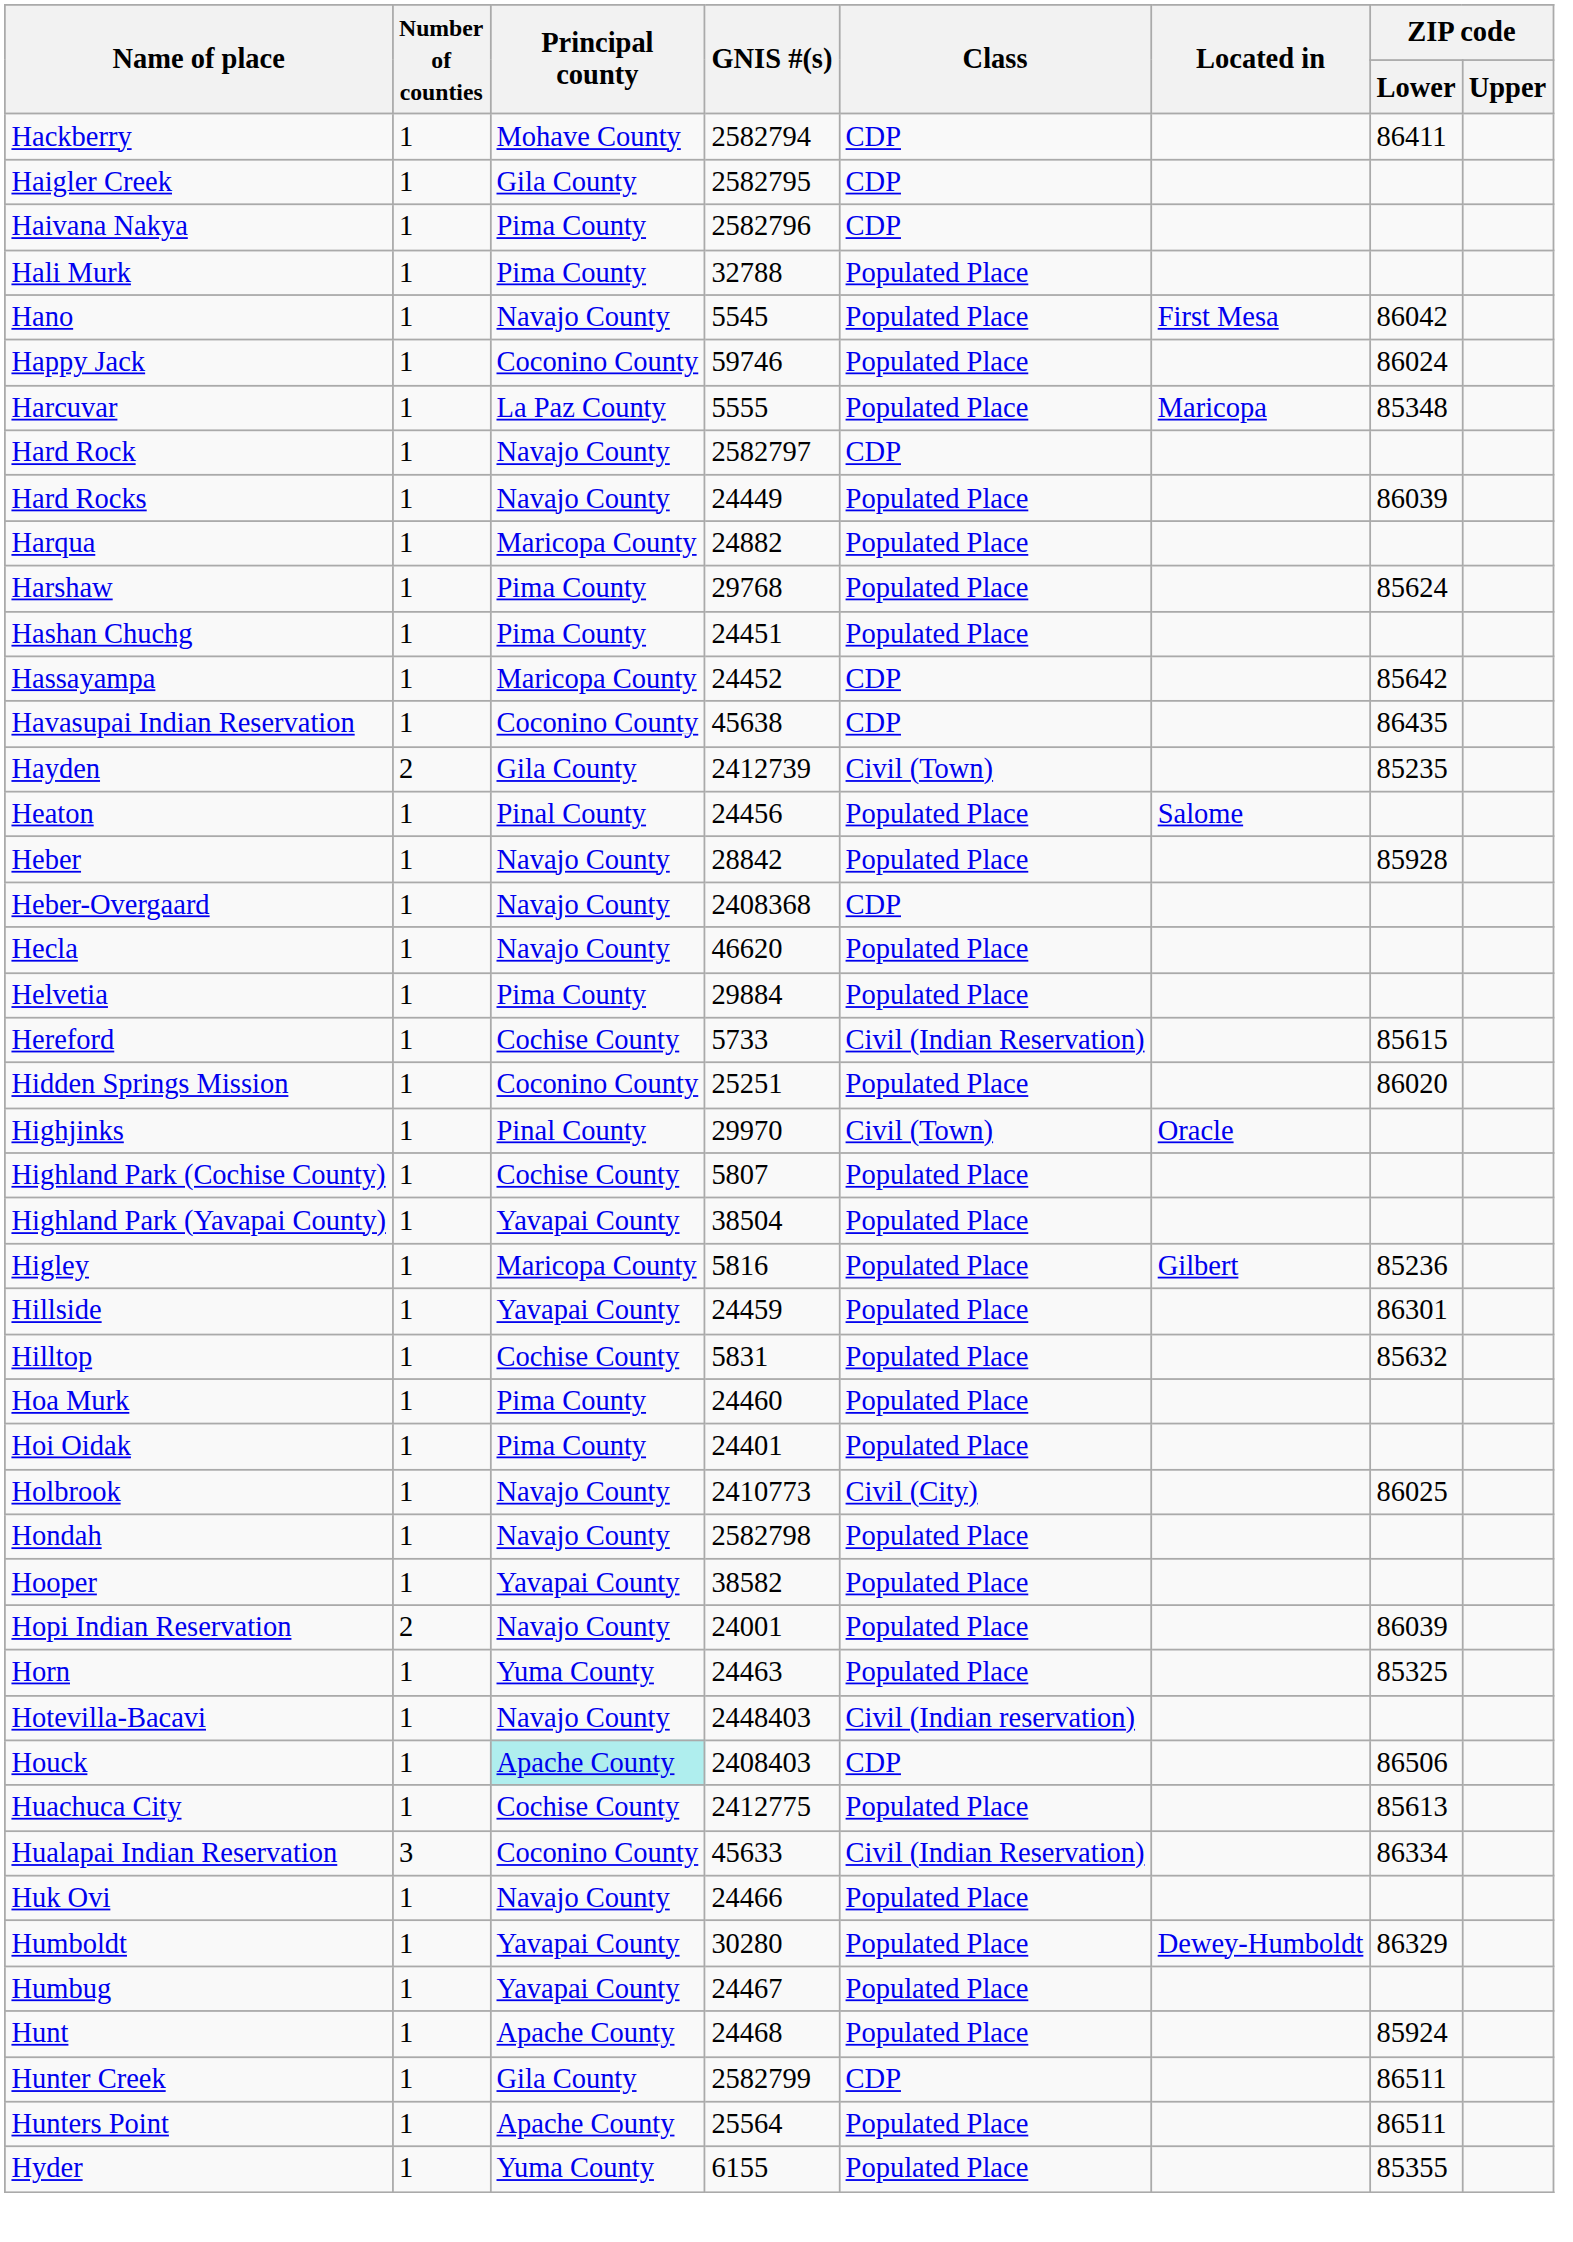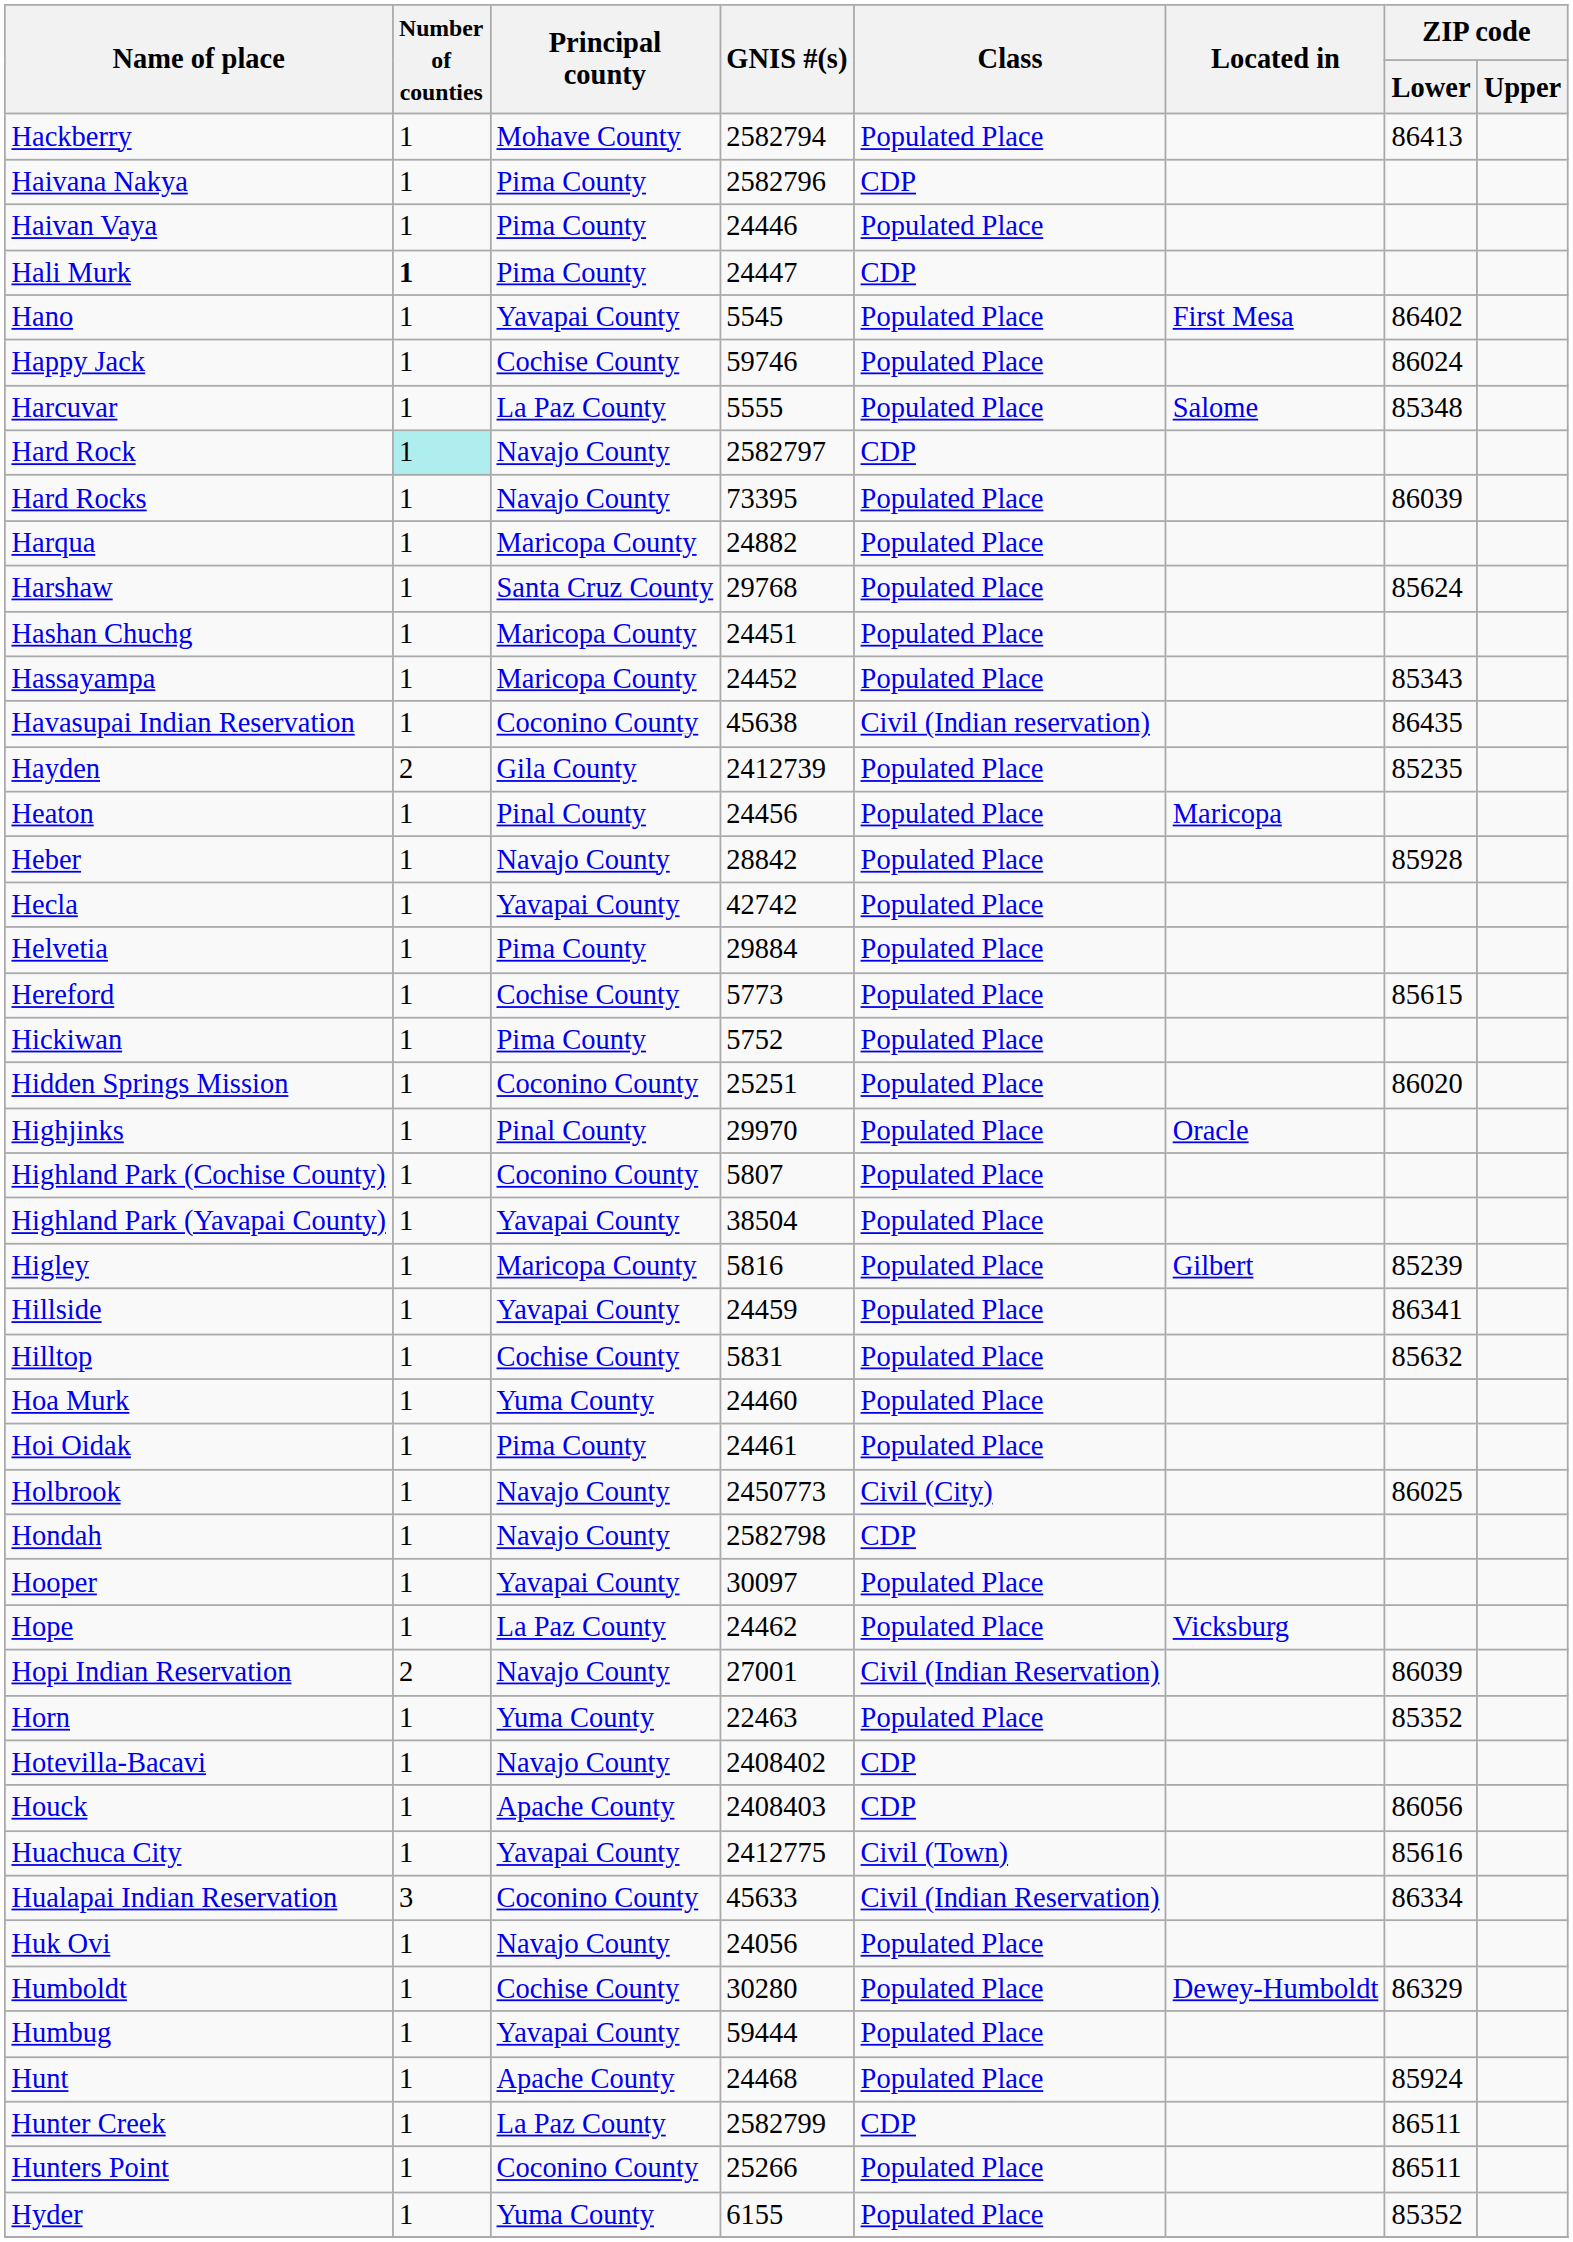(873, 136) CDP -> (952, 136) Populated Place
(1412, 136) 86411 -> (1427, 136) 86413
- row: (92, 181)
+ row: (84, 226)
(406, 271) normal -> (406, 271) bold
(747, 271) 32788 -> (762, 271) 24447
(937, 271) Populated Place -> (888, 271) CDP
(583, 317) Navajo County -> (588, 317) Yavapai County
(1412, 317) 86042 -> (1427, 317) 86402
(597, 362) Coconino County -> (588, 362) Cochise County
(1212, 407) Maricopa -> (1215, 407) Salome
(406, 452) no background -> (406, 452) paleturquoise background
(747, 497) 24449 -> (762, 497) 73395
(571, 588) Pima County -> (605, 588) Santa Cruz County
(571, 633) Pima County -> (597, 633) Maricopa County
(873, 678) CDP -> (952, 678) Populated Place
(1412, 678) 85642 -> (1427, 678) 85343
(873, 723) CDP -> (1005, 723) Civil (Indian reservation)
(919, 768) Civil (Town) -> (952, 768) Populated Place
(1200, 813) Salome -> (1227, 813) Maricopa
- row: (111, 904)
(583, 949) Navajo County -> (588, 904) Yavapai County
(747, 949) 46620 -> (762, 904) 42742
(740, 1039) 5733 -> (755, 994) 5773
(995, 1039) Civil (Indian Reservation) -> (952, 994) Populated Place
+ row: (67, 1039)
(919, 1130) Civil (Town) -> (952, 1130) Populated Place
(588, 1175) Cochise County -> (597, 1175) Coconino County
(1412, 1265) 85236 -> (1427, 1265) 85239
(1412, 1310) 86301 -> (1427, 1310) 86341
(571, 1401) Pima County -> (575, 1401) Yuma County
(747, 1446) 24401 -> (762, 1446) 24461
(761, 1491) 2410773 -> (776, 1491) 2450773
(937, 1536) Populated Place -> (888, 1536) CDP
(747, 1581) 38582 -> (762, 1581) 30097
+ row: (42, 1626)
(747, 1626) 24001 -> (762, 1672) 27001
(937, 1626) Populated Place -> (1010, 1672) Civil (Indian Reservation)
(747, 1672) 24463 -> (762, 1717) 22463
(1412, 1672) 85325 -> (1427, 1717) 85352
(761, 1717) 2448403 -> (776, 1762) 2408402
(990, 1717) Civil (Indian reservation) -> (888, 1762) CDP
(585, 1762) paleturquoise background -> (585, 1807) no background
(1412, 1762) 86506 -> (1427, 1807) 86056
(588, 1807) Cochise County -> (588, 1852) Yavapai County
(937, 1807) Populated Place -> (934, 1852) Civil (Town)
(1412, 1807) 85613 -> (1427, 1852) 85616
(747, 1897) 24466 -> (762, 1943) 24056
(588, 1943) Yavapai County -> (588, 1988) Cochise County
(747, 1988) 24467 -> (762, 2033) 59444
(567, 2078) Gila County -> (581, 2123) La Paz County
(585, 2123) Apache County -> (597, 2168) Coconino County
(747, 2123) 25564 -> (762, 2168) 25266
(1412, 2168) 85355 -> (1427, 2214) 85352
